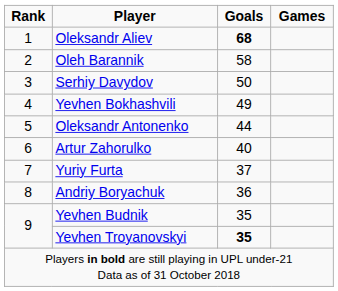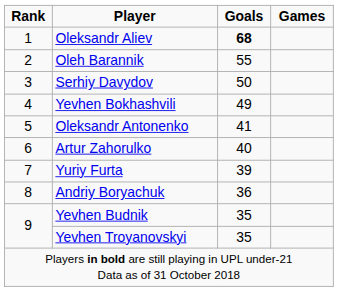(244, 60) 58 -> (244, 60) 55
(244, 126) 44 -> (244, 126) 41
(244, 170) 37 -> (244, 170) 39
(244, 237) bold -> (244, 237) normal
